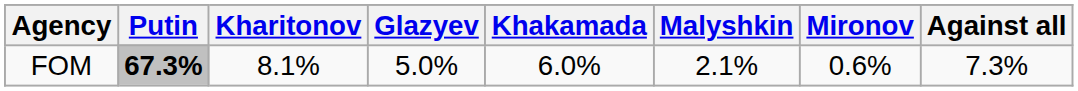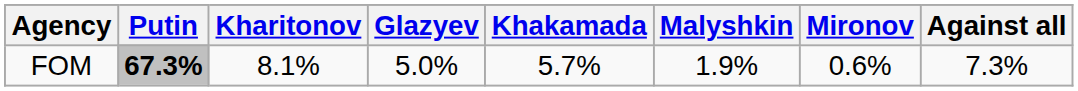(569, 65) 6.0% -> (569, 65) 5.7%
(727, 65) 2.1% -> (727, 65) 1.9%
